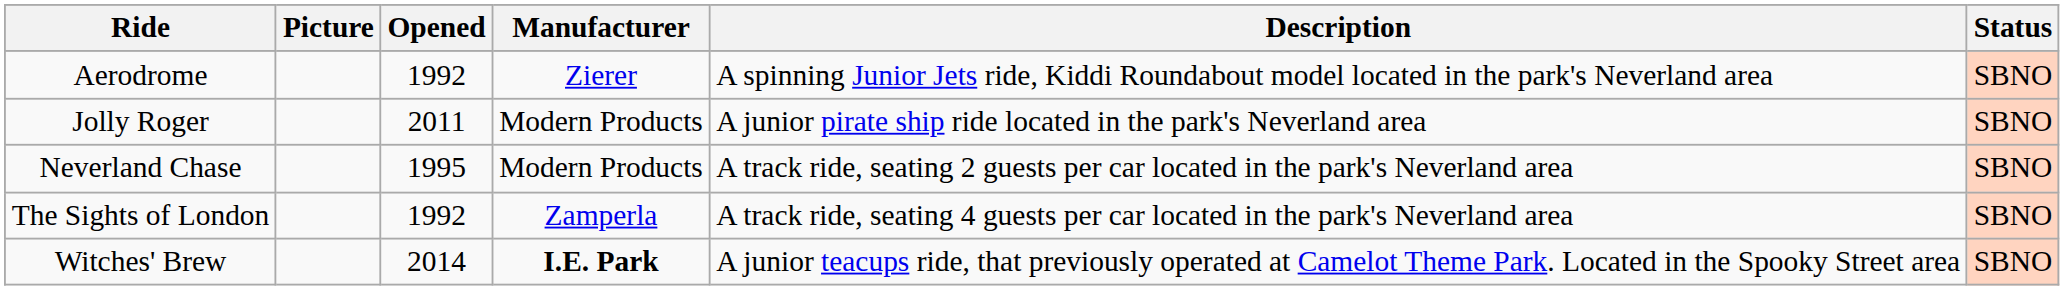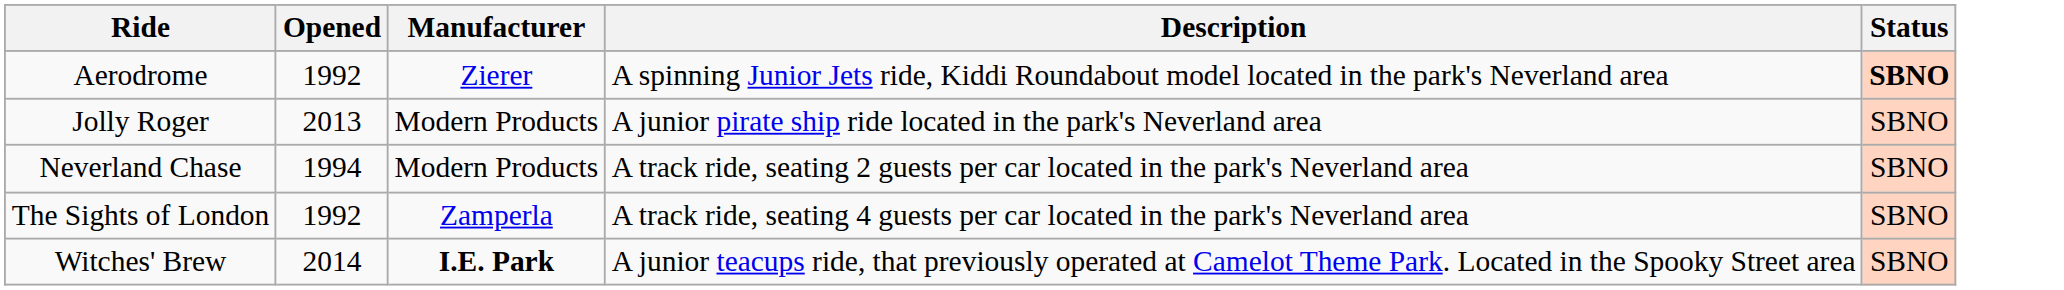- column: (328, 27)
(2013, 74) normal -> (1909, 74) bold
(437, 121) 2011 -> (332, 121) 2013
(437, 167) 1995 -> (332, 167) 1994
